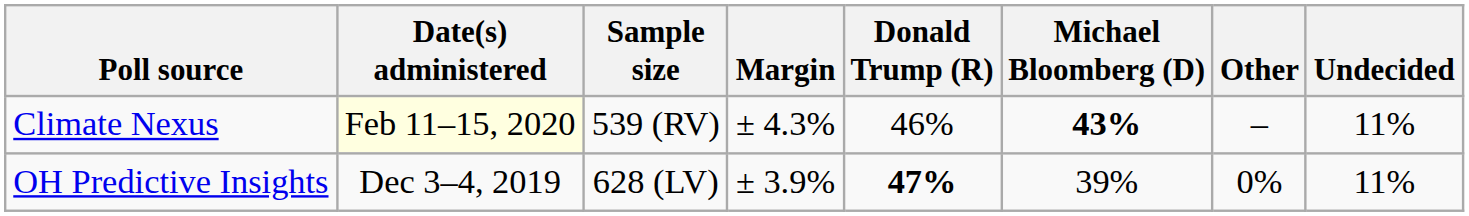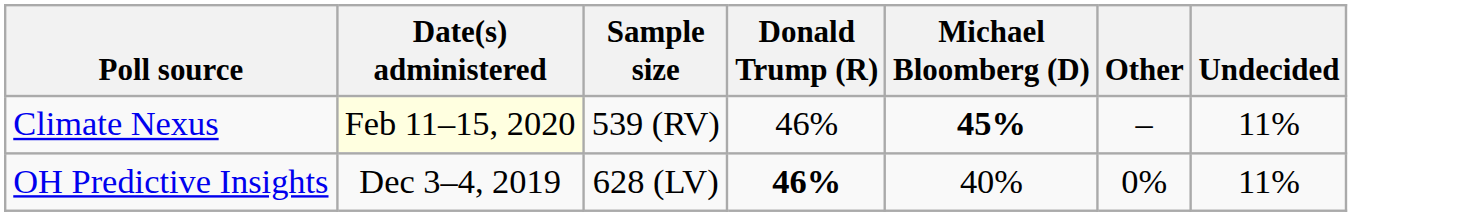- column: (786, 69)
(1107, 124) 43% -> (991, 124) 45%
(922, 181) 47% -> (807, 181) 46%
(1107, 181) 39% -> (991, 181) 40%
